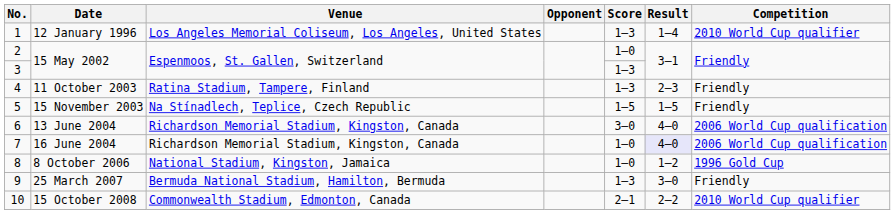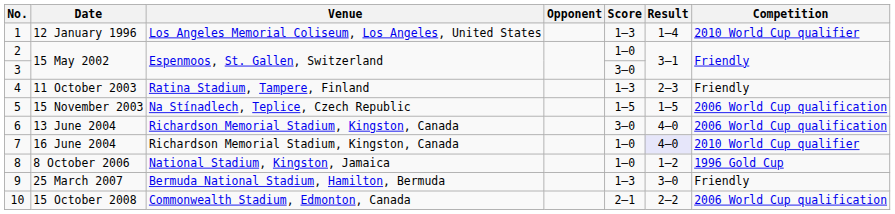(625, 70) 1–3 -> (625, 70) 3–0
(722, 107) Friendly -> (791, 107) 2006 World Cup qualification
(791, 144) 2006 World Cup qualification -> (777, 144) 2010 World Cup qualifier
(777, 200) 2010 World Cup qualifier -> (791, 200) 2006 World Cup qualification
